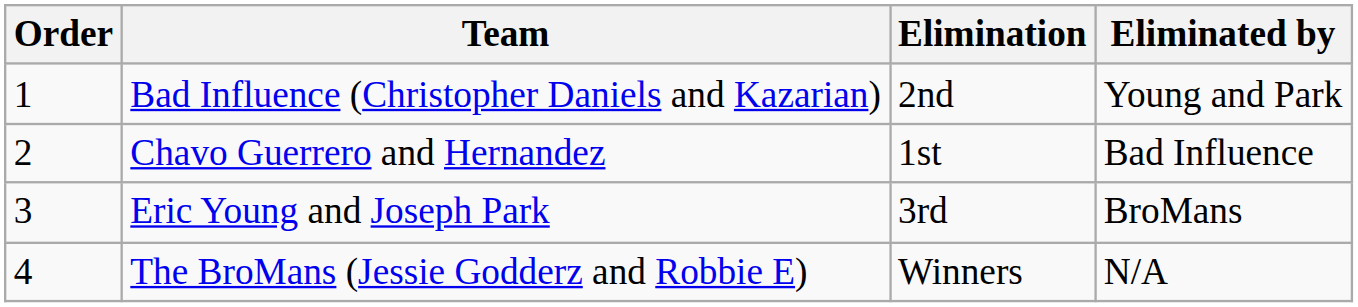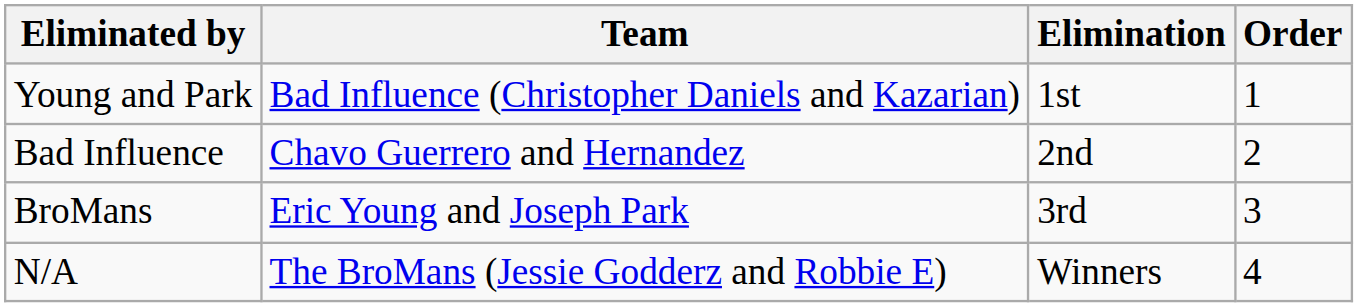columns swapped: (63, 34) <-> (1223, 34)
(926, 93) 2nd -> (1059, 93) 1st
(920, 152) 1st -> (1065, 152) 2nd
